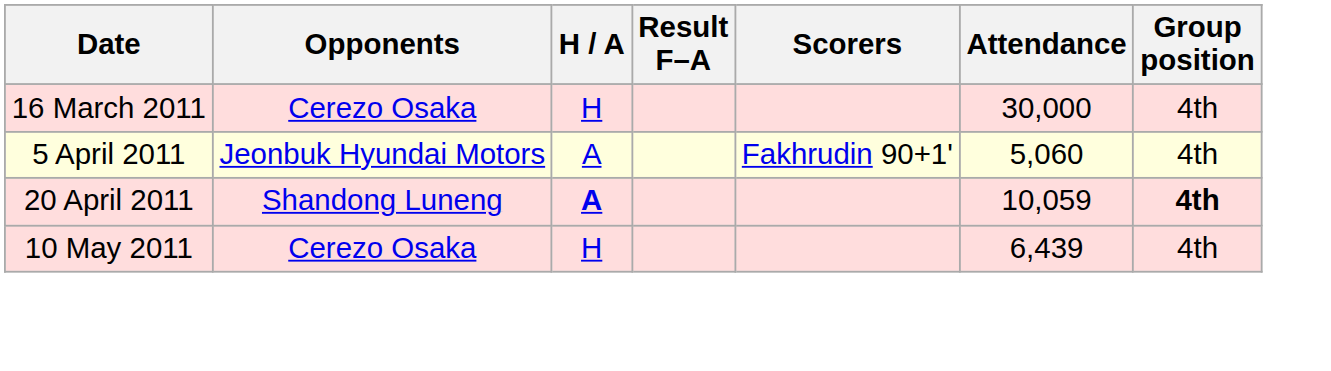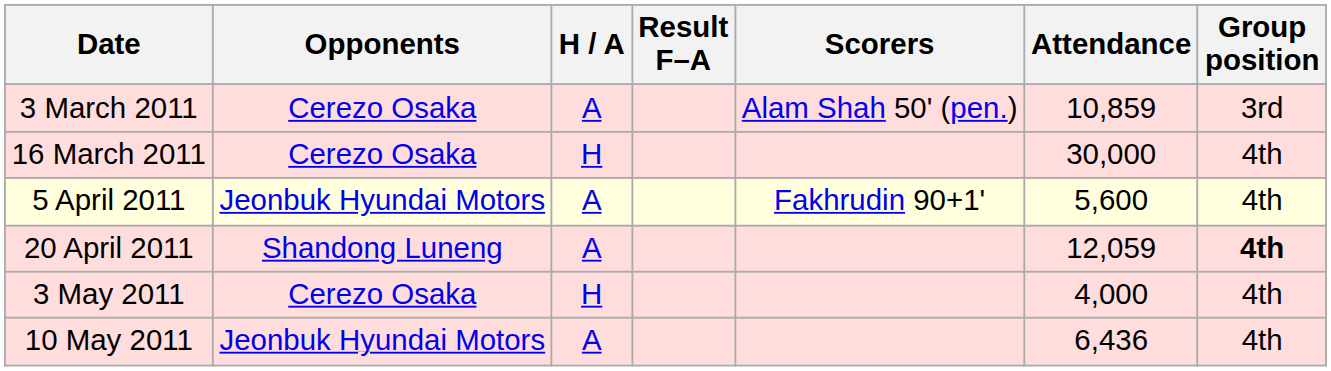+ row: (109, 107)
(1047, 154) 5,060 -> (1111, 201) 5,600
(592, 201) bold -> (592, 247) normal
(1047, 201) 10,059 -> (1111, 247) 12,059
+ row: (109, 294)
(382, 247) Cerezo Osaka -> (382, 341) Jeonbuk Hyundai Motors
(592, 247) H -> (592, 341) A
(1047, 247) 6,439 -> (1111, 341) 6,436
